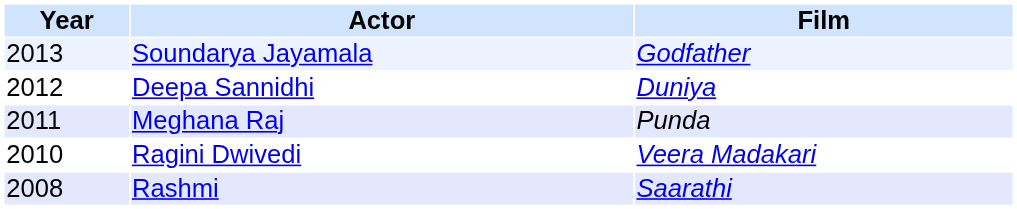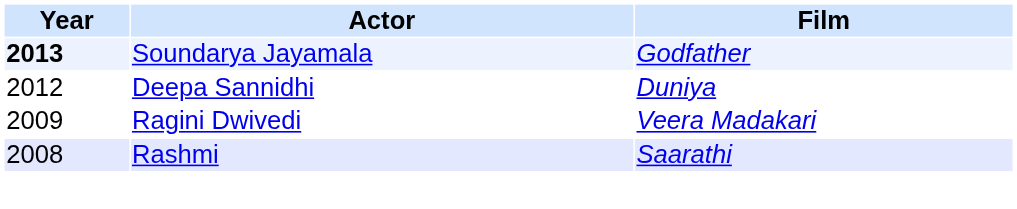(35, 53) normal -> (35, 53) bold
- row: (208, 121)
(35, 154) 2010 -> (35, 121) 2009
